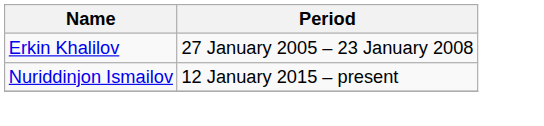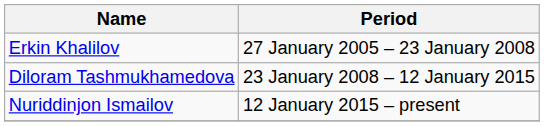+ row: (122, 76)
